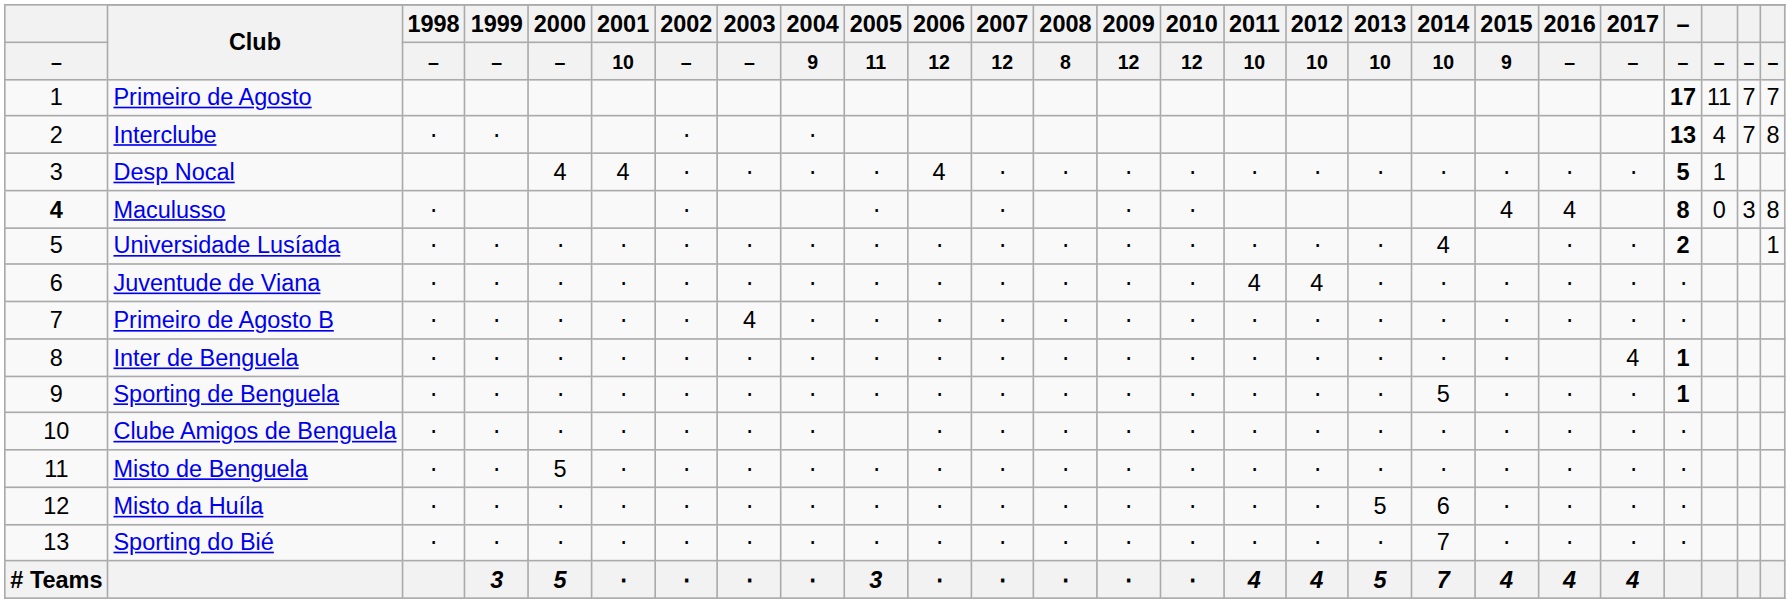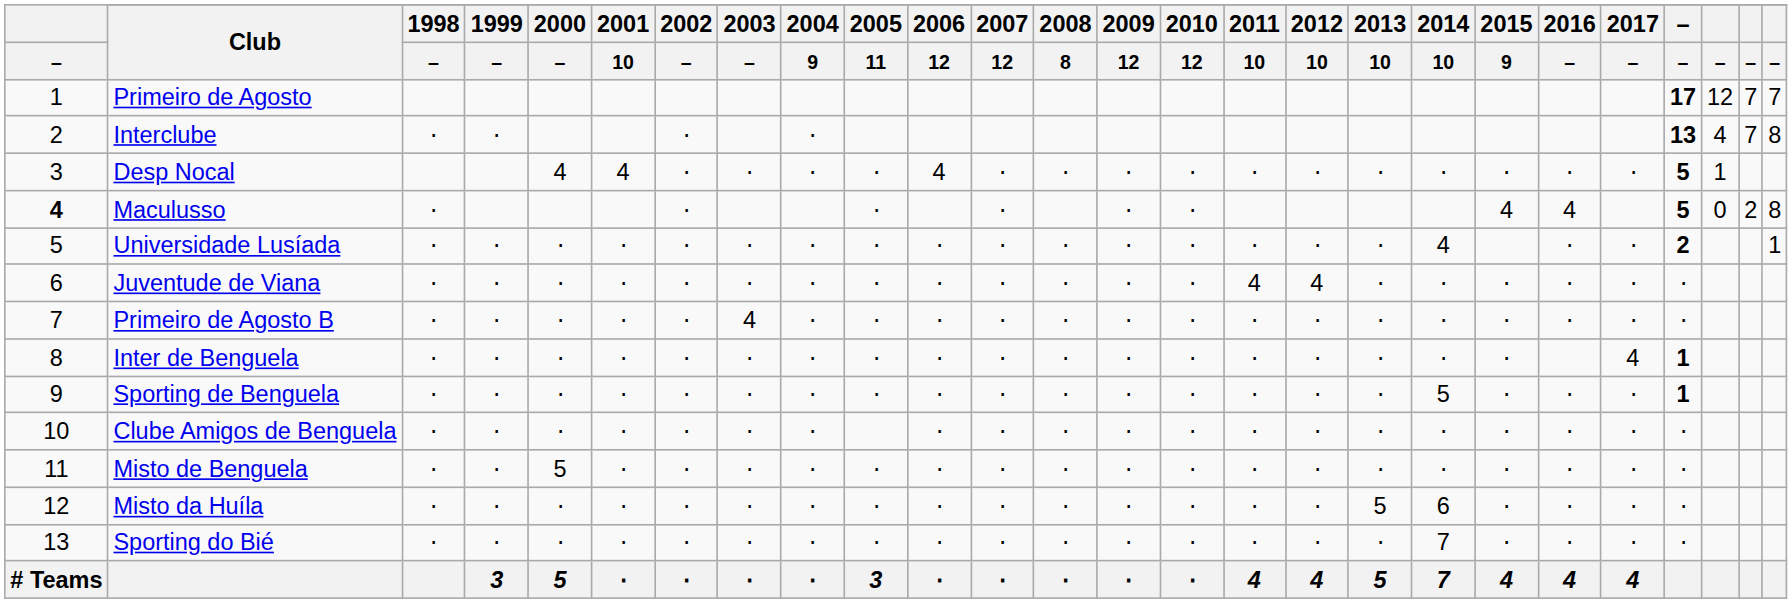(1719, 98) 11 -> (1720, 98) 12
(1683, 209) 8 -> (1683, 209) 5
(1749, 209) 3 -> (1751, 209) 2
